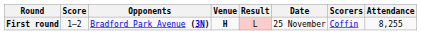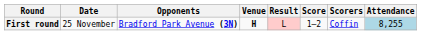columns swapped: (300, 11) <-> (74, 11)
(391, 24) no background -> (391, 24) lightblue background
